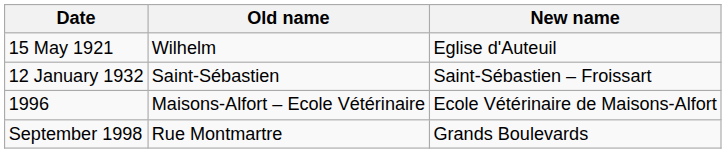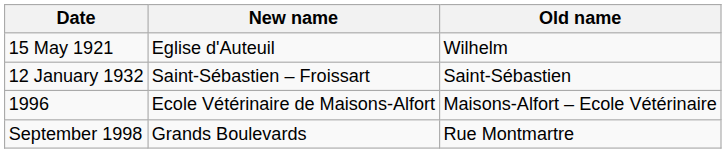columns swapped: (288, 18) <-> (575, 18)
